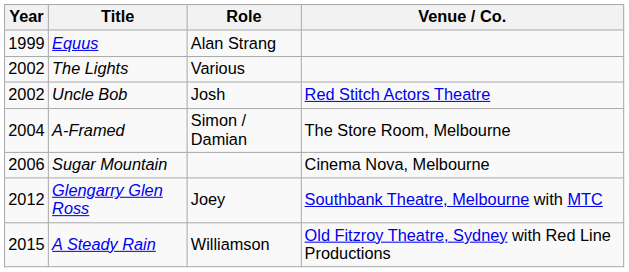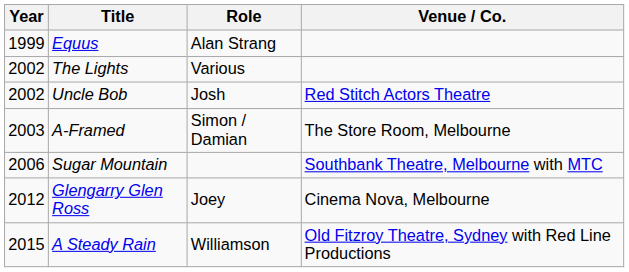(26, 130) 2004 -> (26, 130) 2003
(397, 165) Cinema Nova, Melbourne -> (454, 165) Southbank Theatre, Melbourne with MTC
(454, 200) Southbank Theatre, Melbourne with MTC -> (397, 200) Cinema Nova, Melbourne
